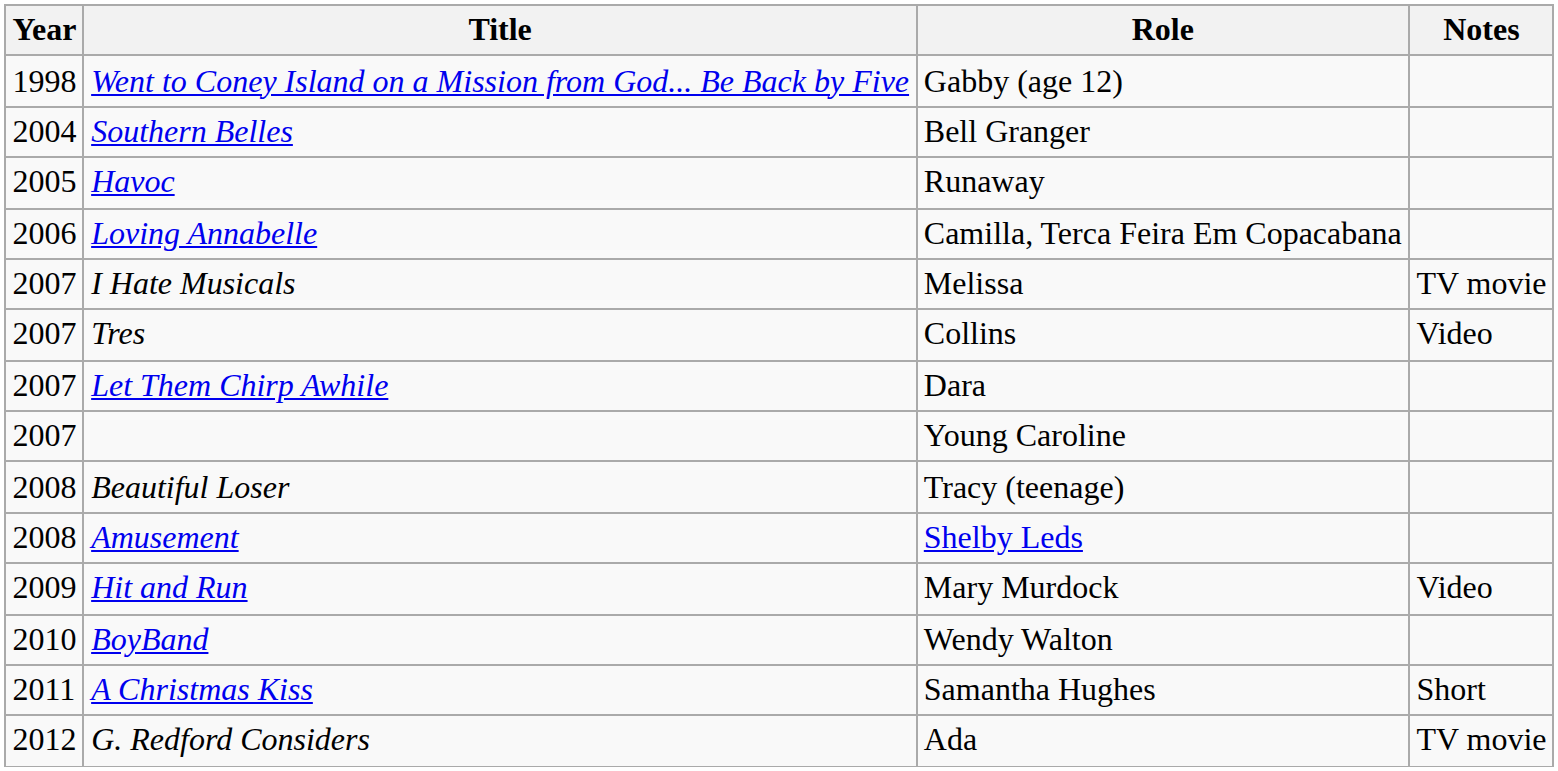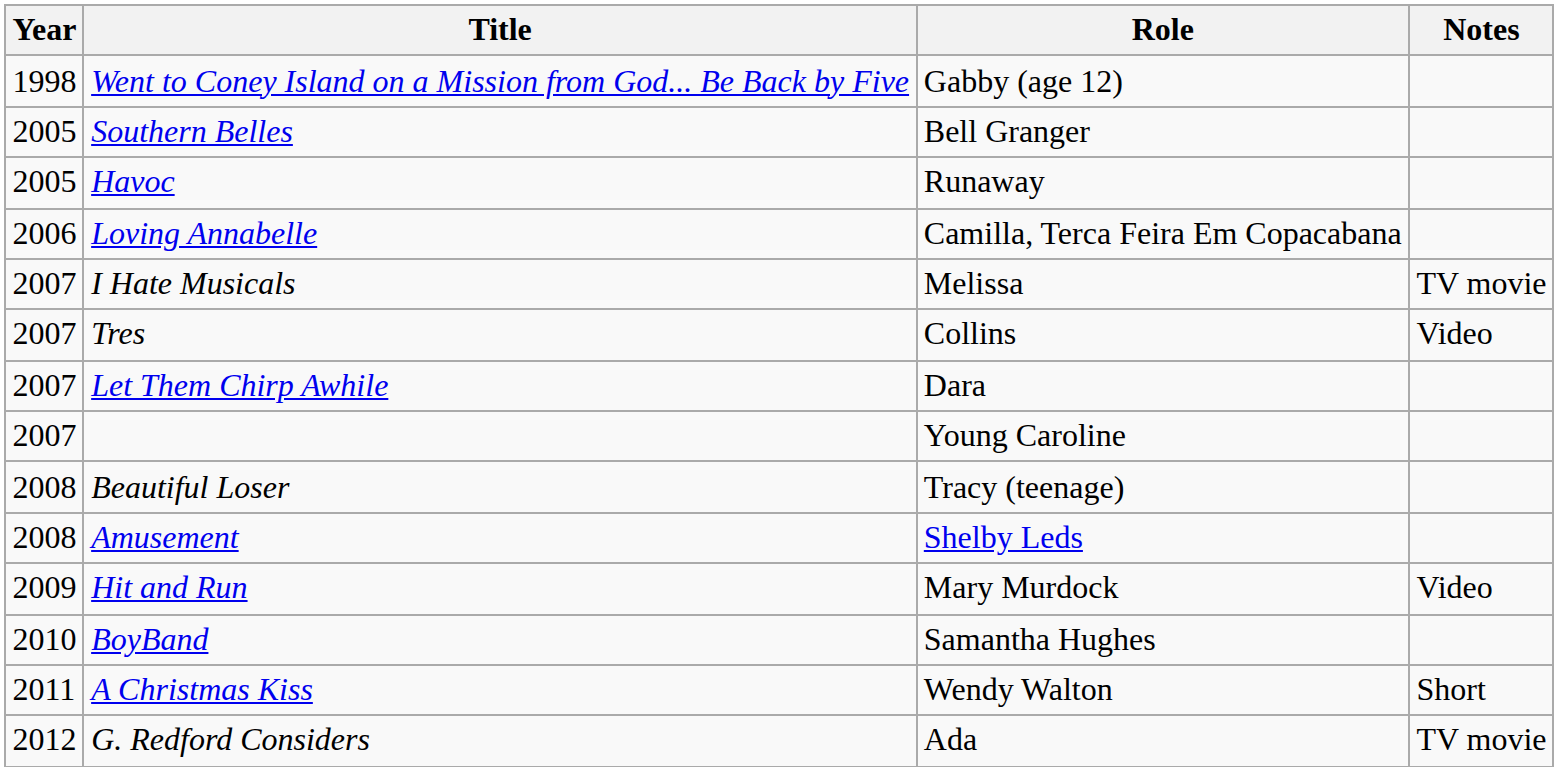(44, 131) 2004 -> (44, 131) 2005
(1018, 638) Wendy Walton -> (1040, 638) Samantha Hughes
(1040, 689) Samantha Hughes -> (1018, 689) Wendy Walton
